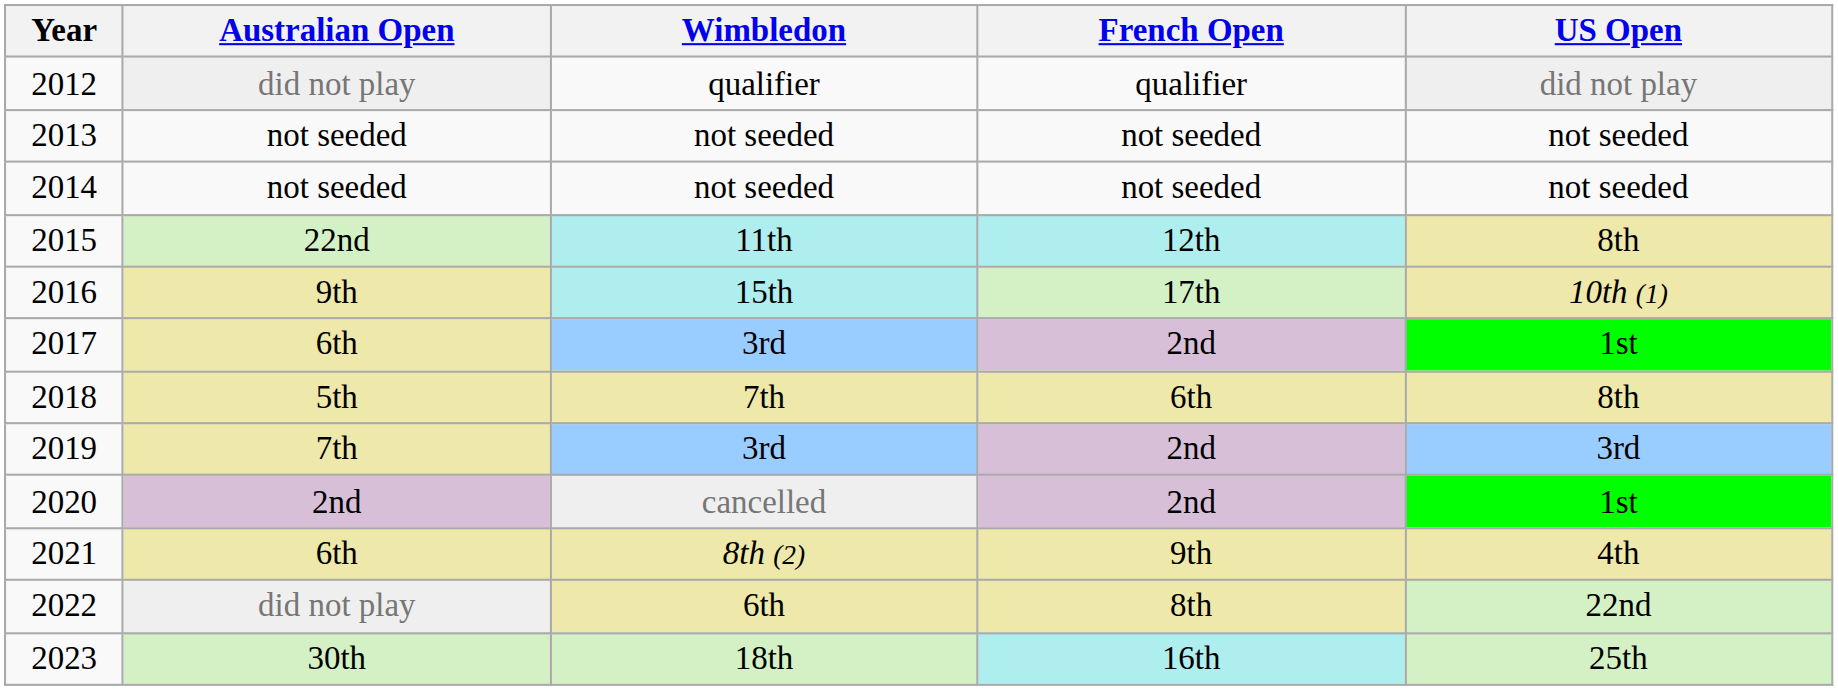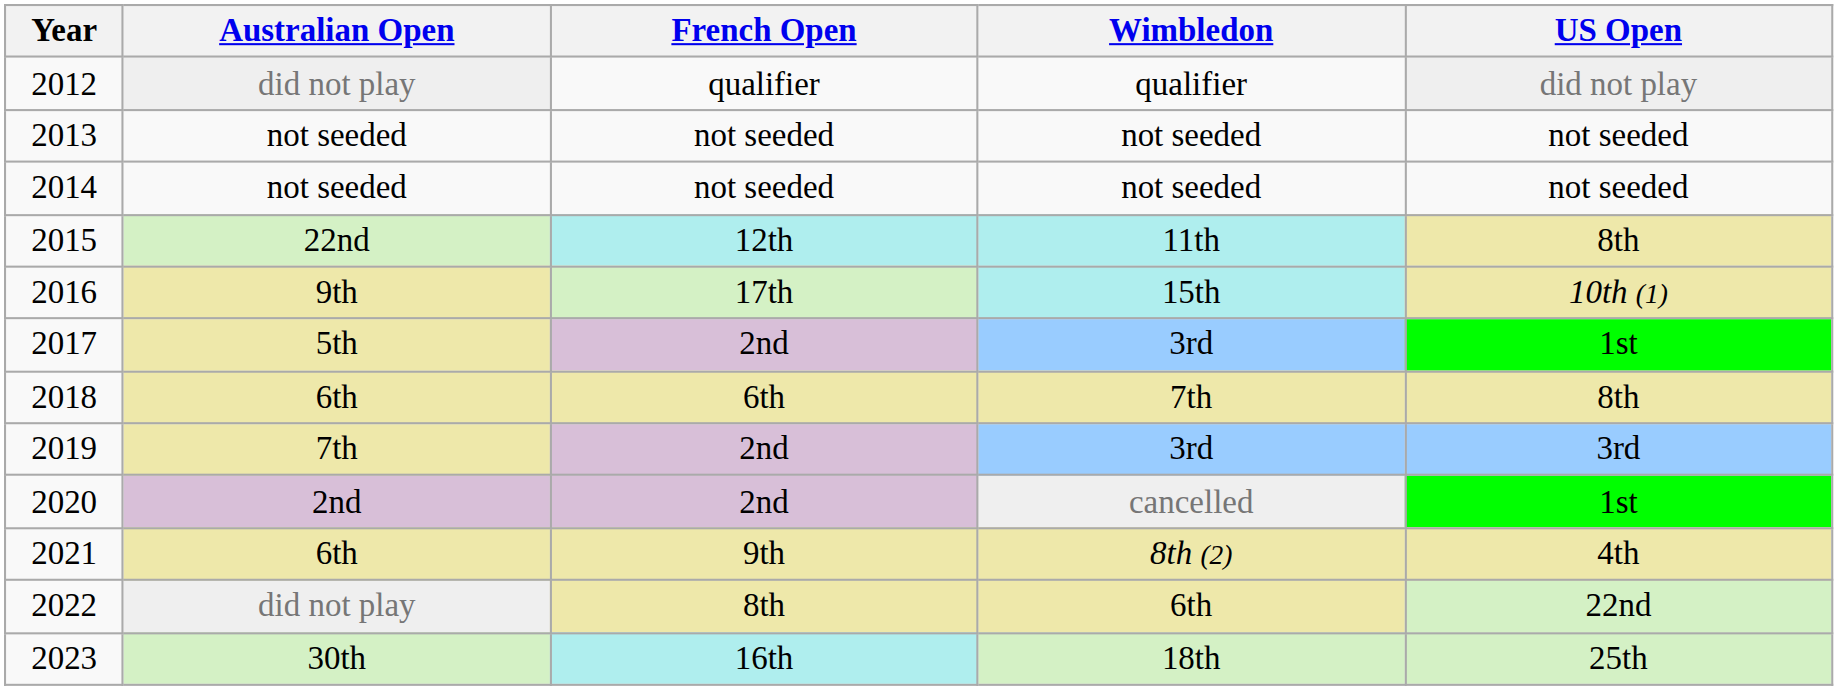columns swapped: (1191, 30) <-> (764, 30)
(337, 344) 6th -> (337, 344) 5th
(337, 396) 5th -> (337, 396) 6th
